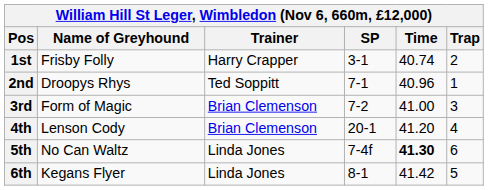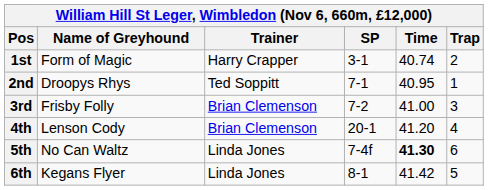(77, 60) Frisby Folly -> (86, 60) Form of Magic
(417, 83) 40.96 -> (417, 83) 40.95
(86, 106) Form of Magic -> (77, 106) Frisby Folly
